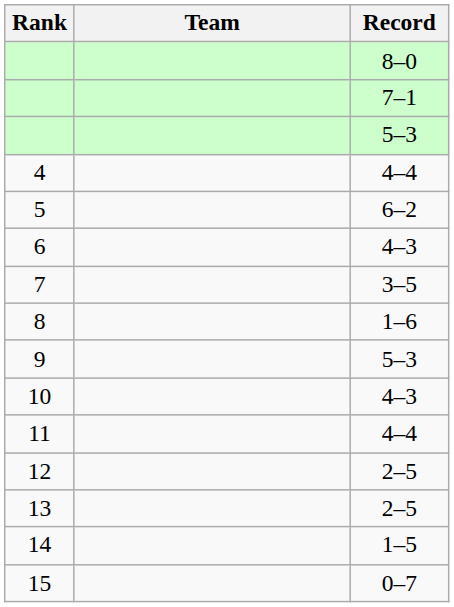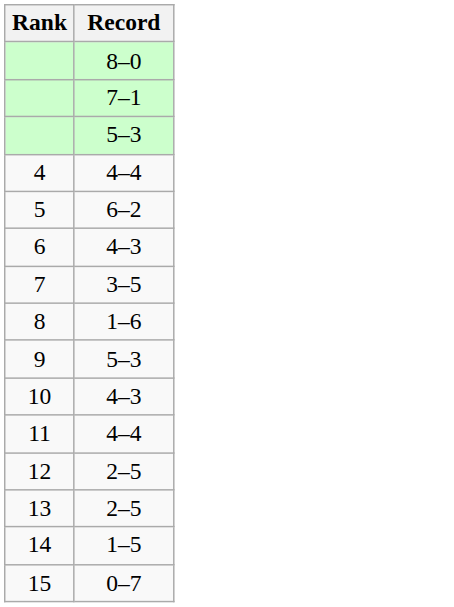- column: (212, 23)
